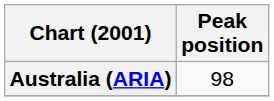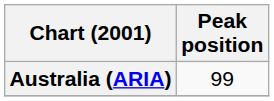(222, 78) 98 -> (222, 78) 99
